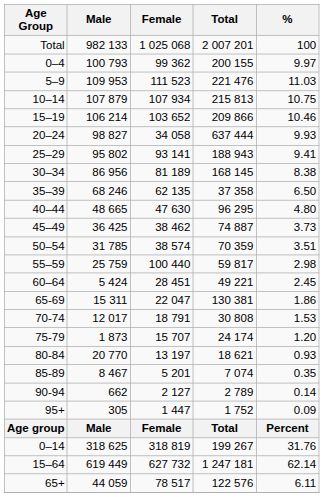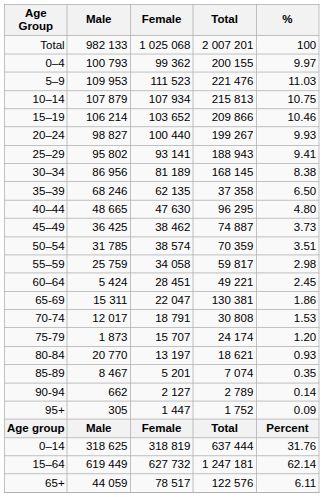(173, 136) 34 058 -> (170, 136) 100 440
(233, 136) 637 444 -> (233, 136) 199 267
(170, 264) 100 440 -> (173, 264) 34 058
(233, 446) 199 267 -> (233, 446) 637 444
